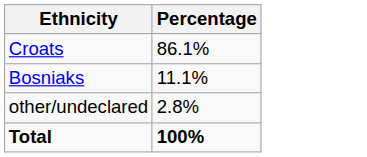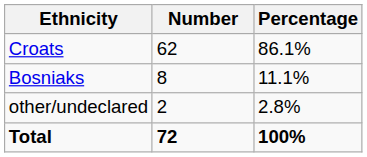+ column: (203, 19)
